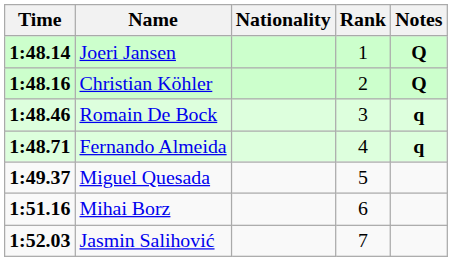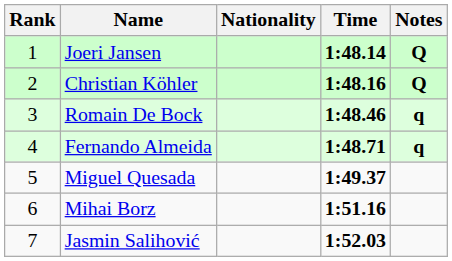columns swapped: (363, 20) <-> (40, 20)
